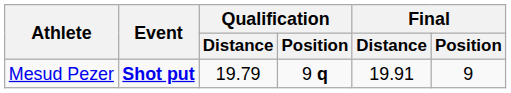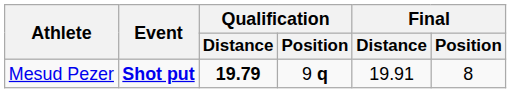(238, 74) normal -> (238, 74) bold
(468, 74) 9 -> (468, 74) 8
